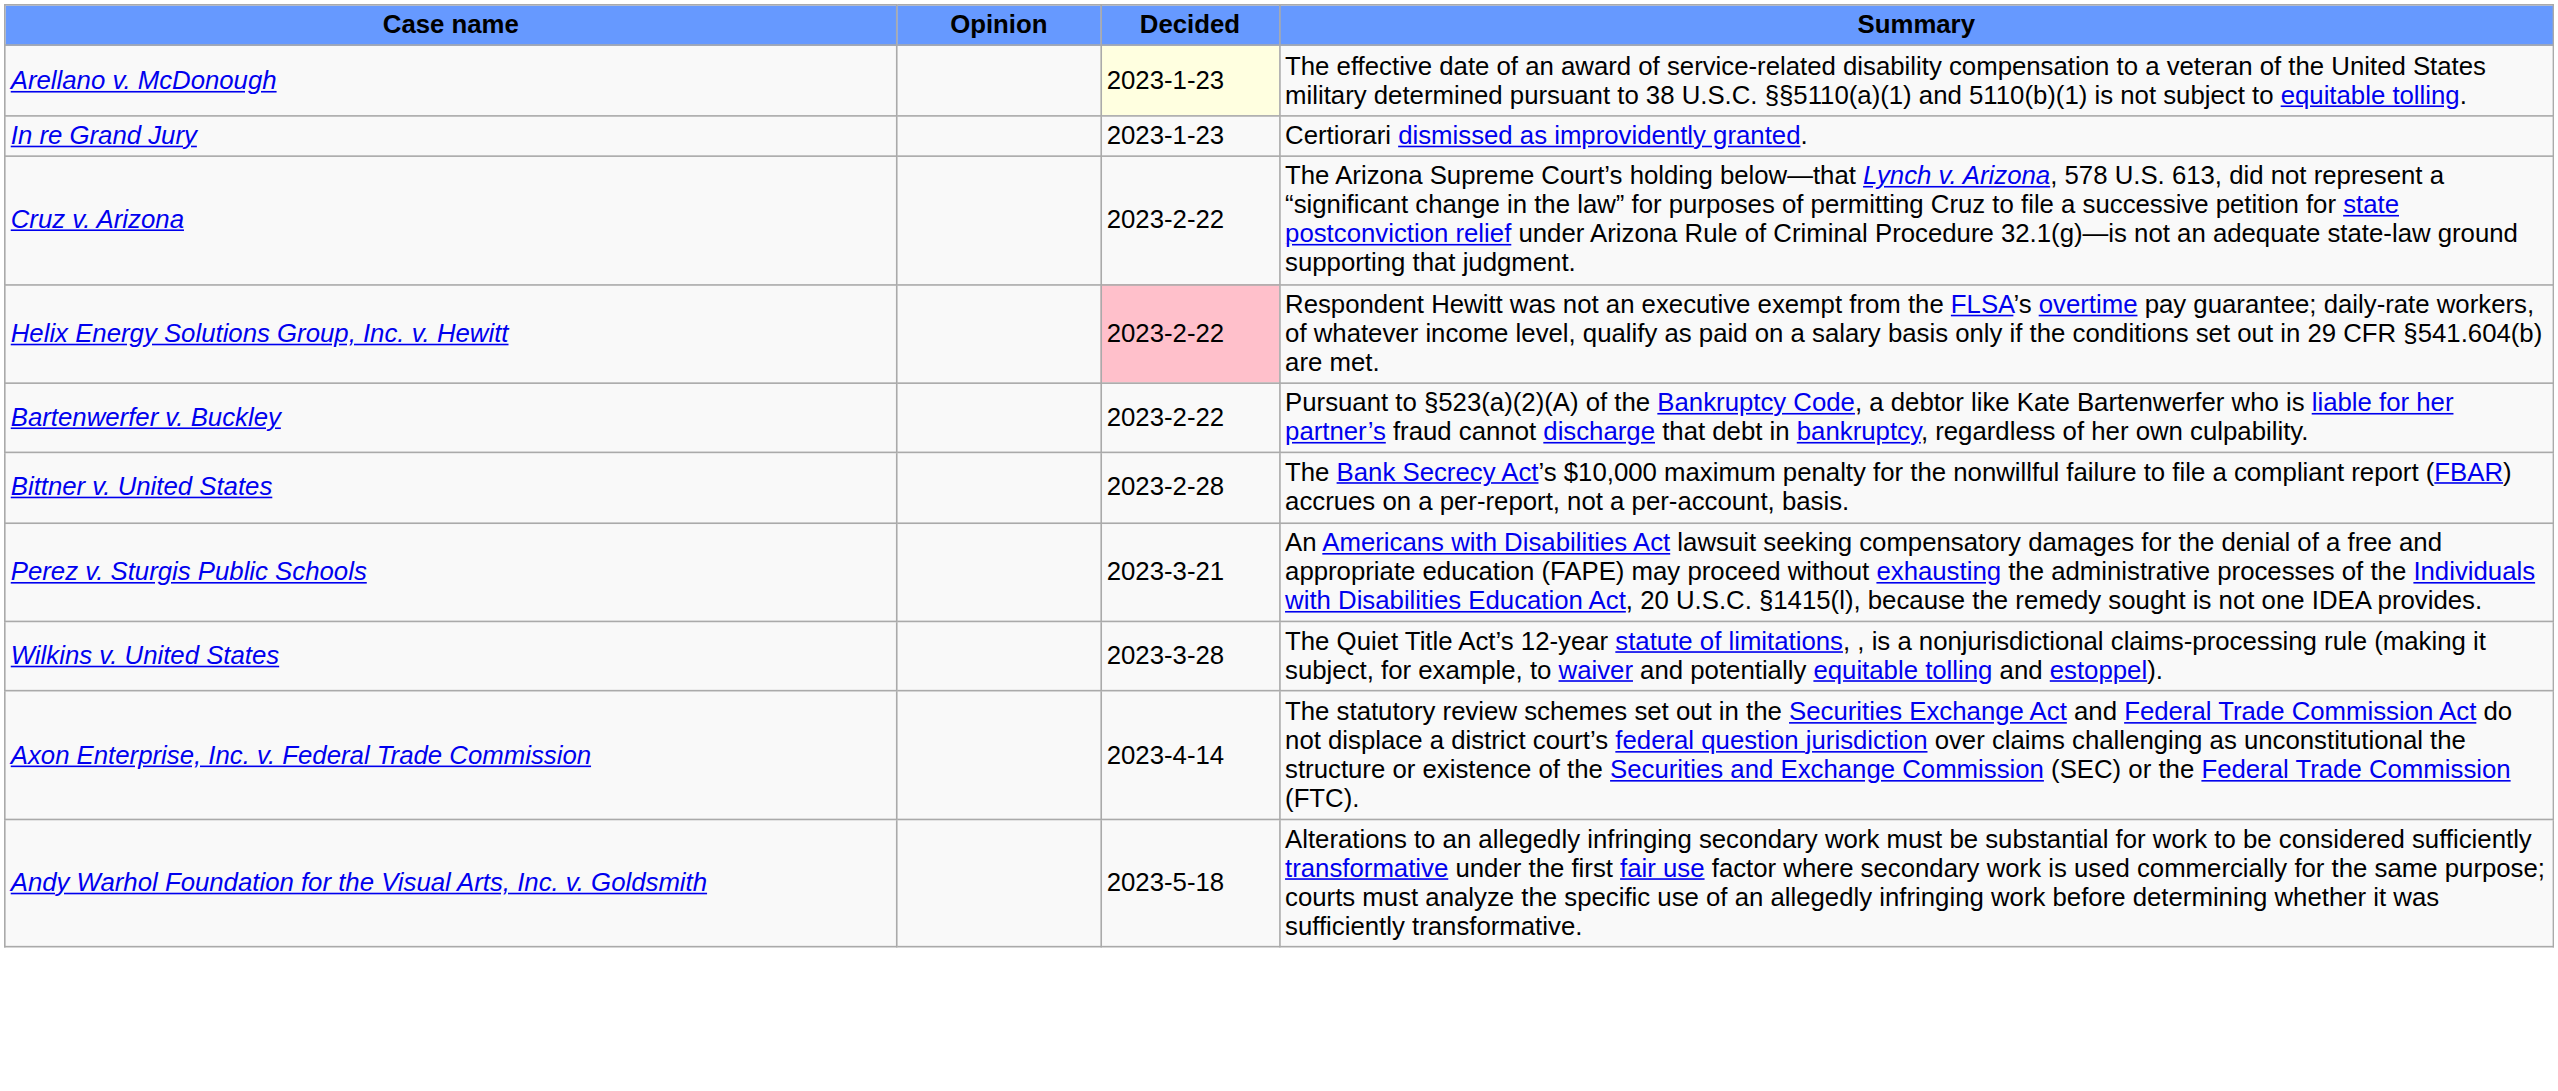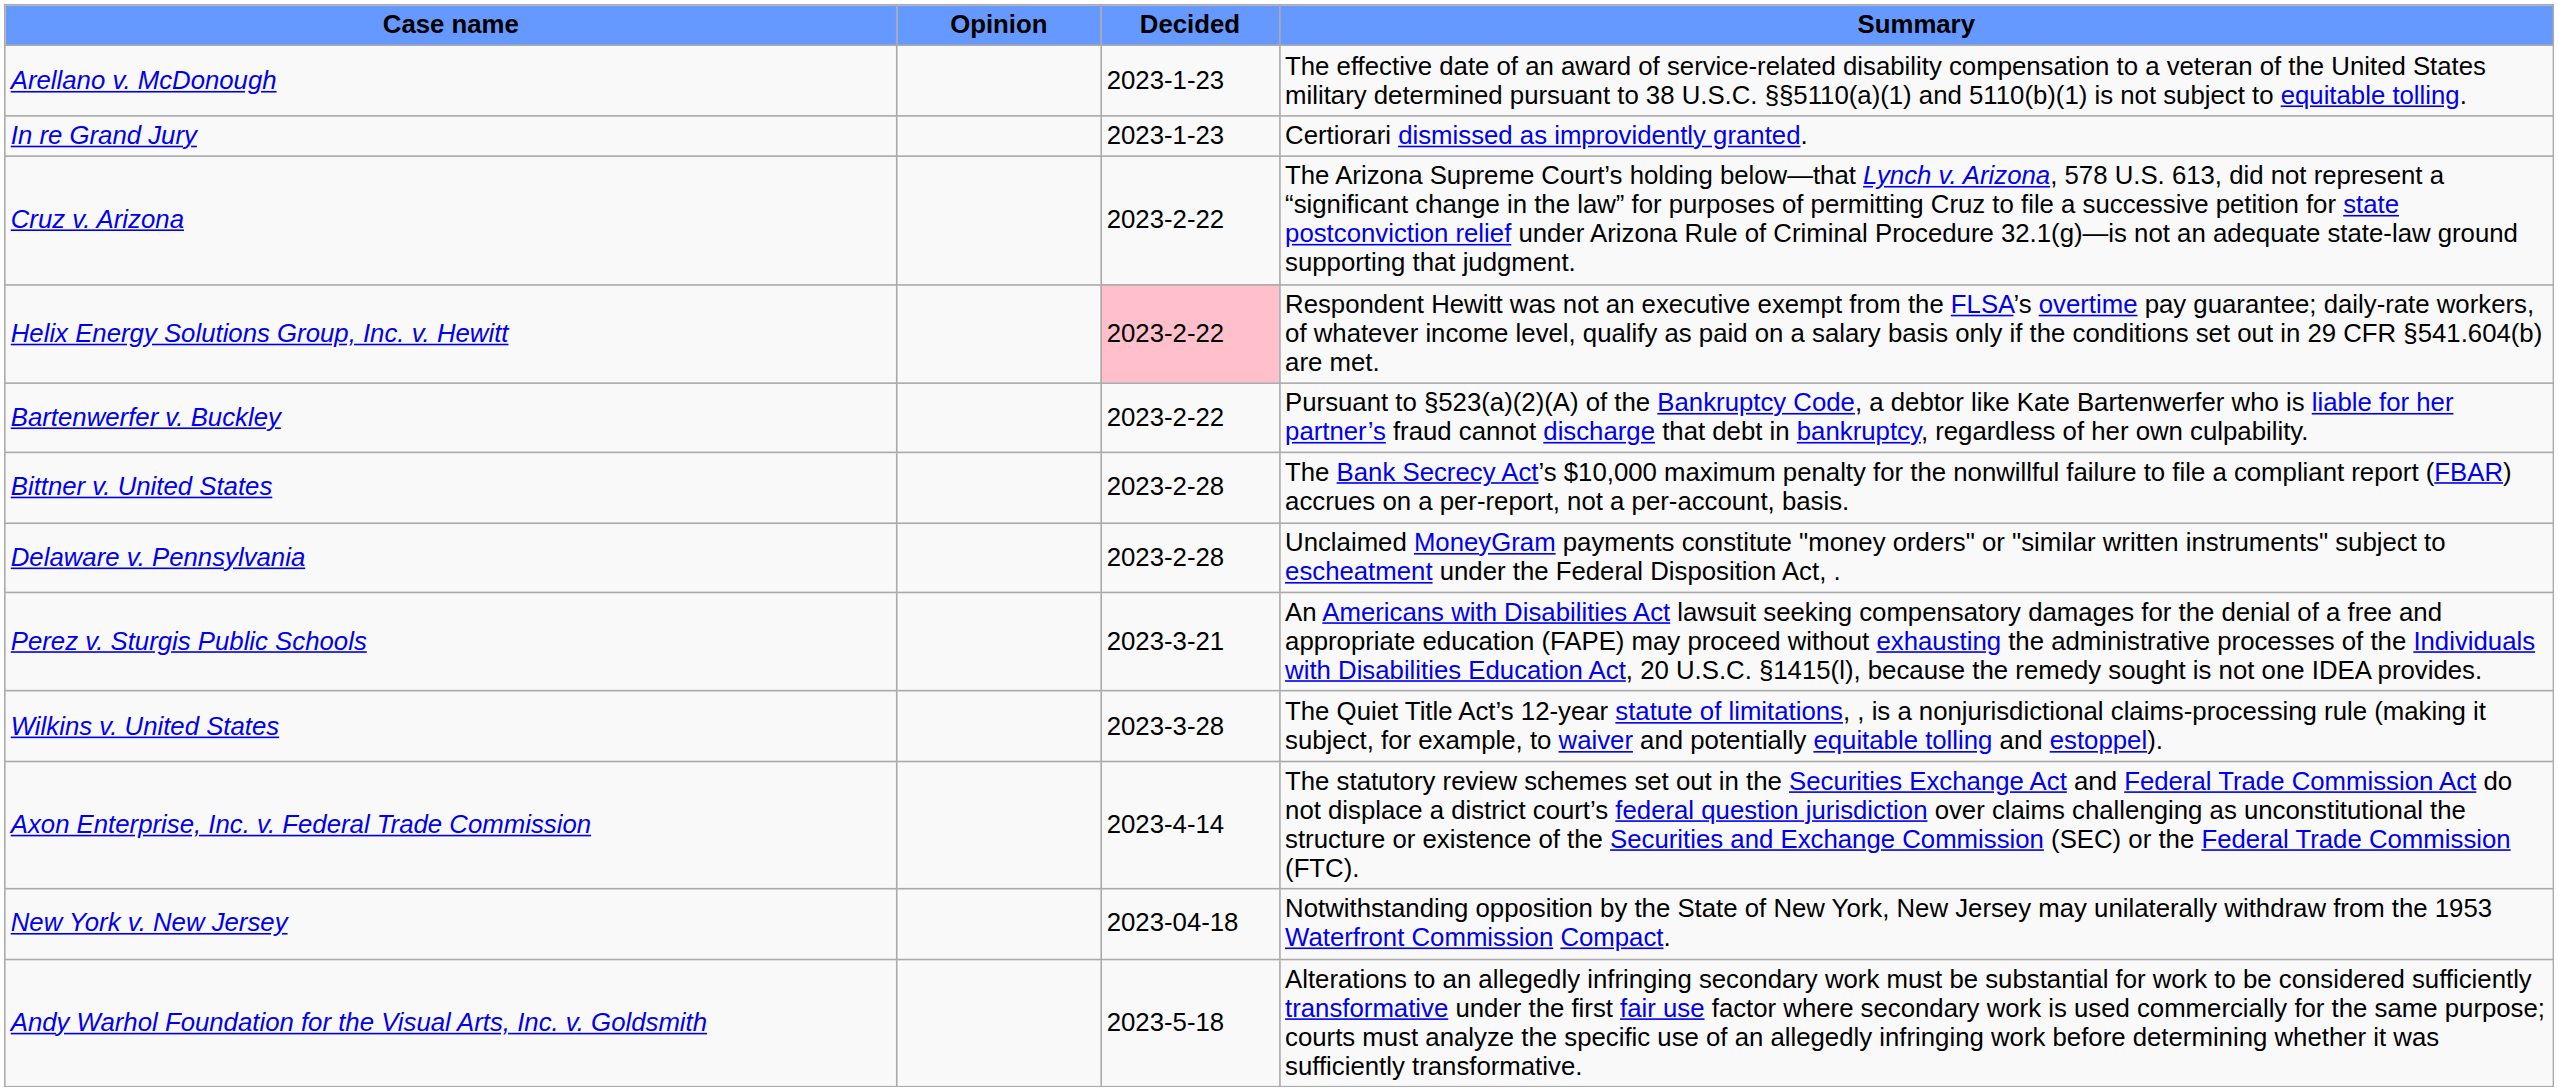(1165, 80) lightyellow background -> (1165, 80) no background
+ row: (158, 557)
+ row: (149, 923)
